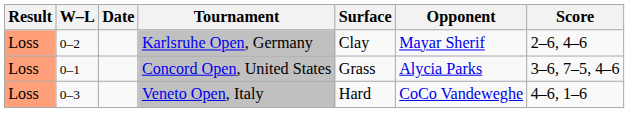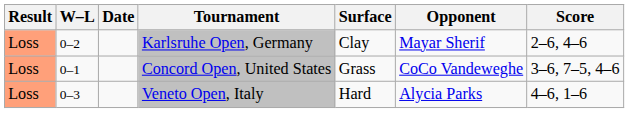(441, 68) Alycia Parks -> (461, 68) CoCo Vandeweghe
(461, 94) CoCo Vandeweghe -> (441, 94) Alycia Parks
